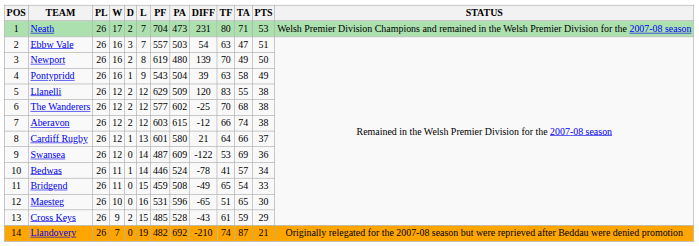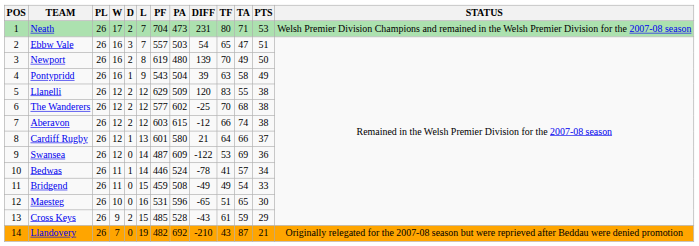(226, 44) 63 -> (226, 44) 65
(226, 186) 65 -> (226, 186) 49
(226, 233) 74 -> (226, 233) 43
